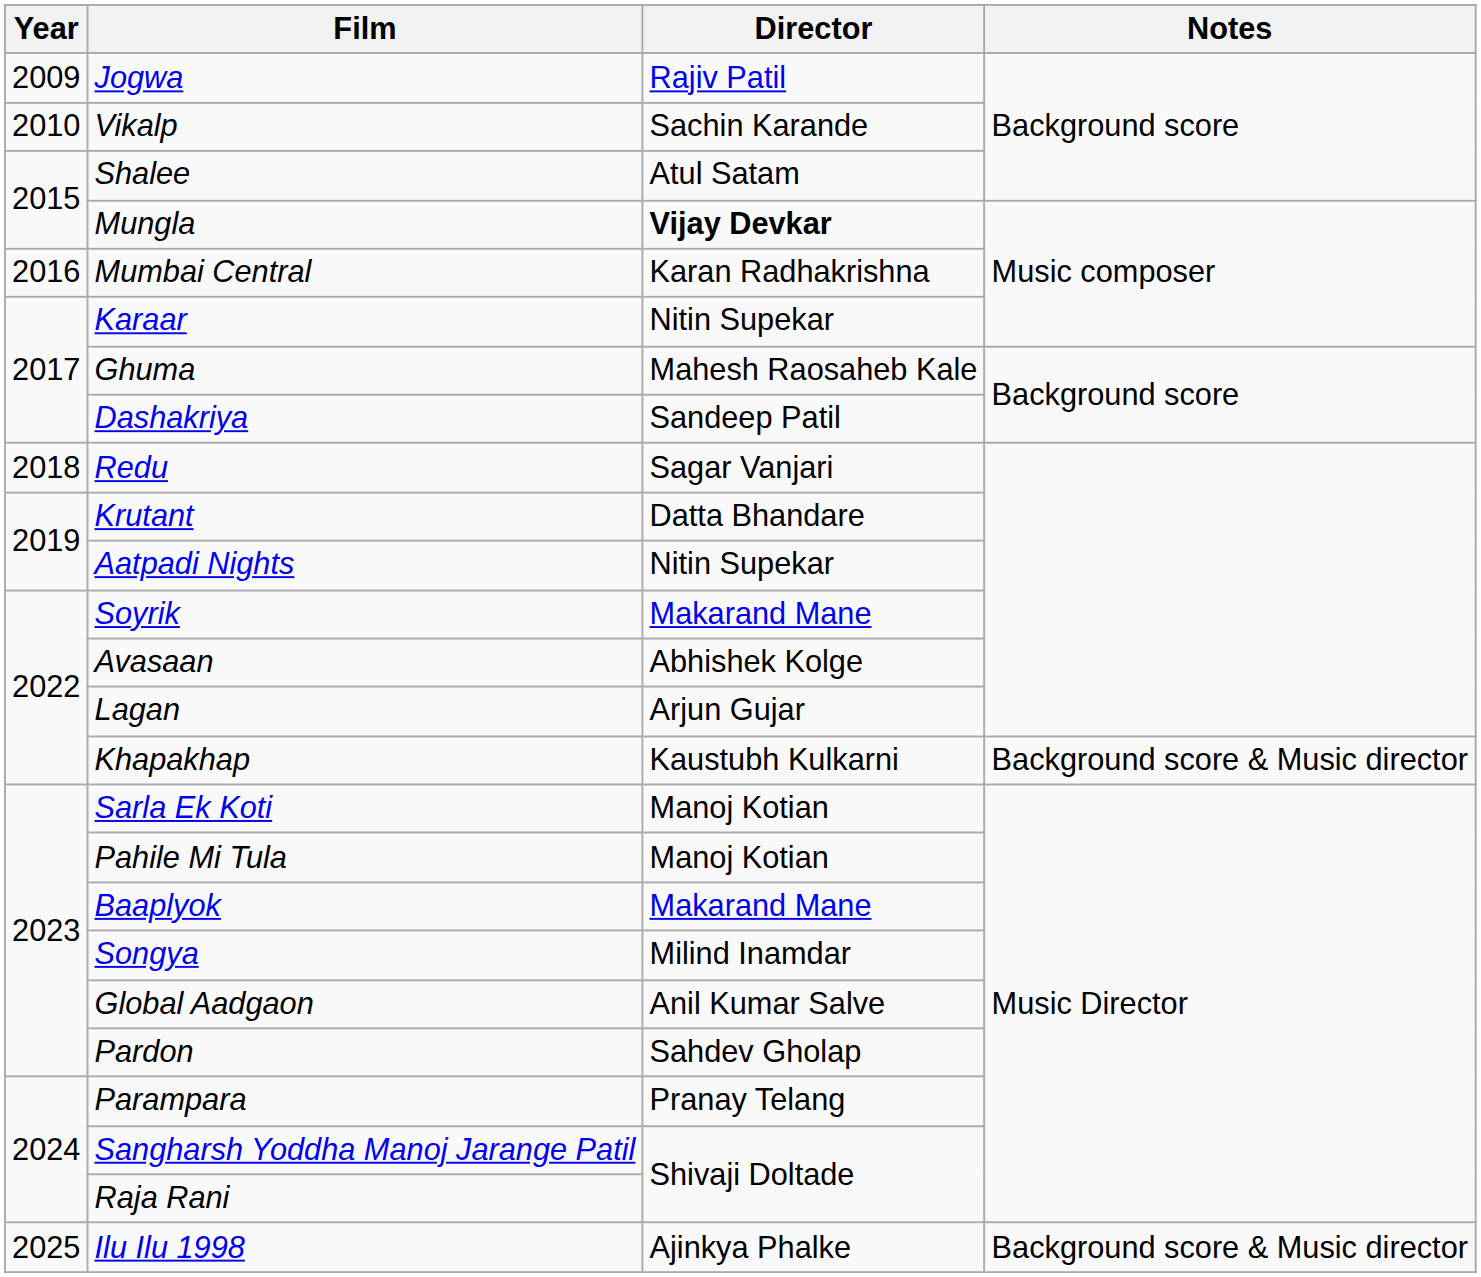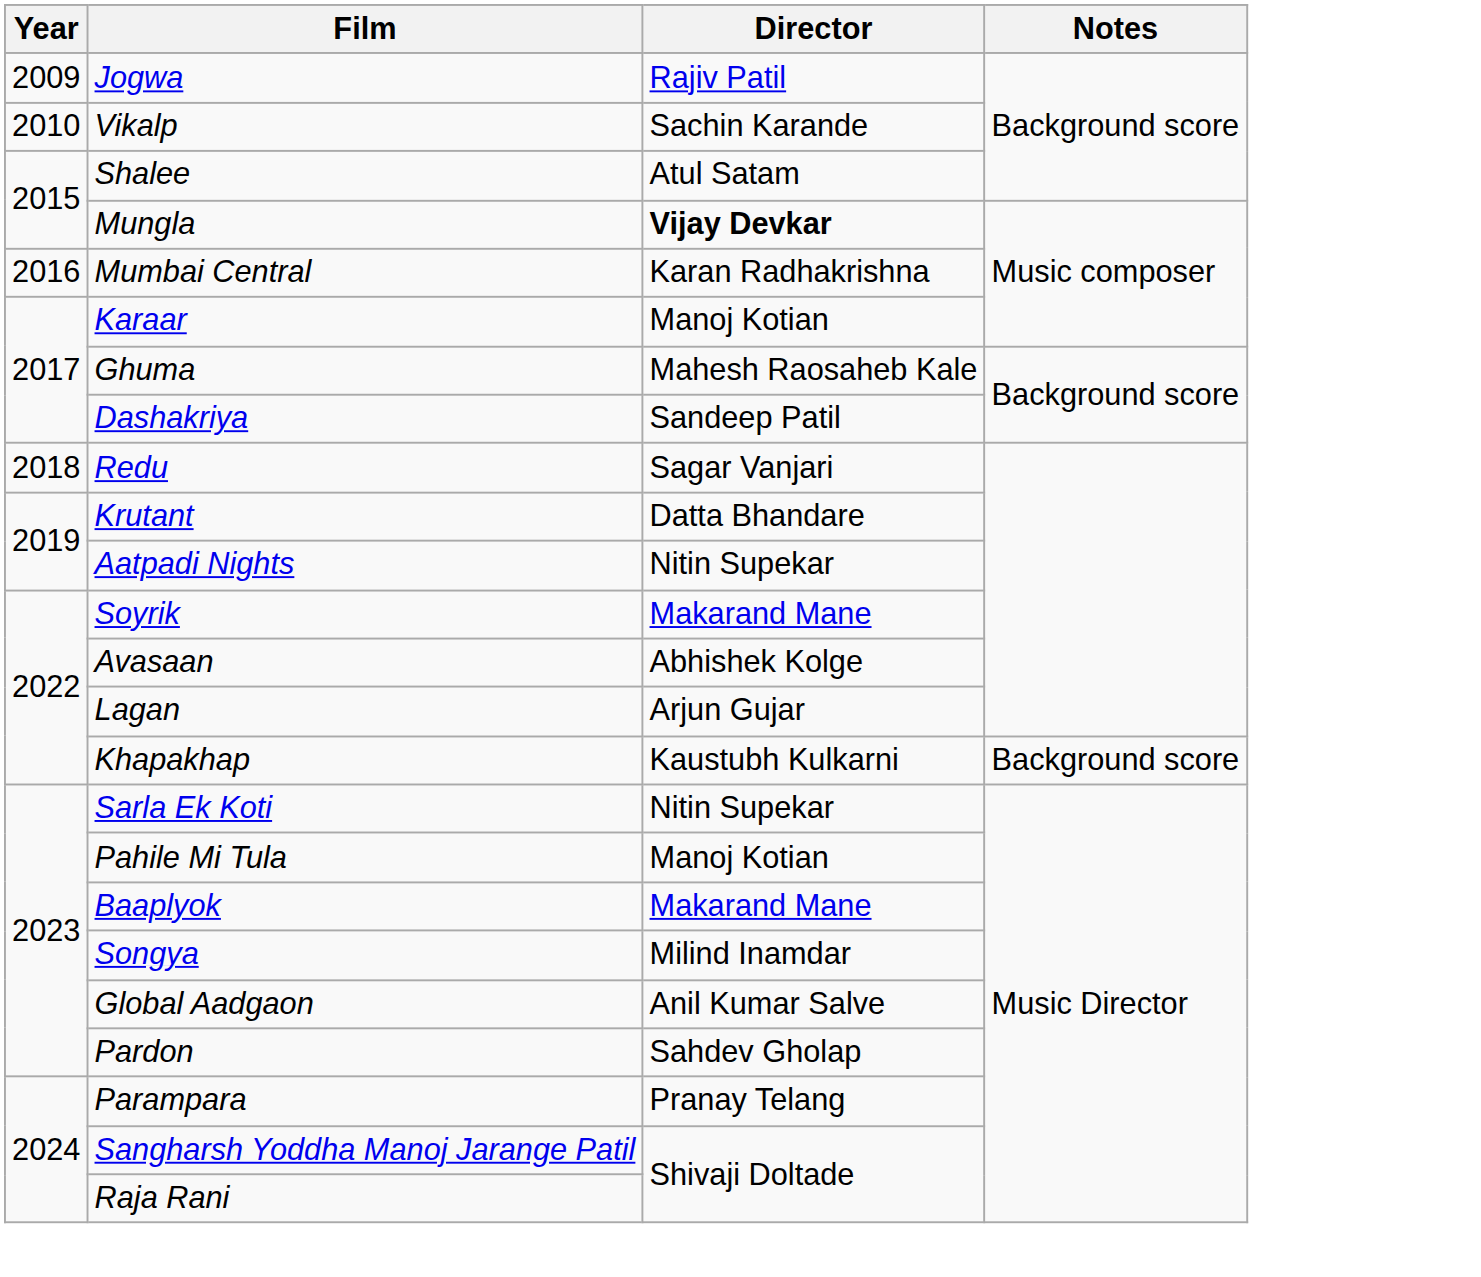(742, 321) Nitin Supekar -> (739, 321) Manoj Kotian
(1230, 759) Background score & Music director -> (1115, 759) Background score
(739, 808) Manoj Kotian -> (742, 808) Nitin Supekar
- row: (170, 1246)
